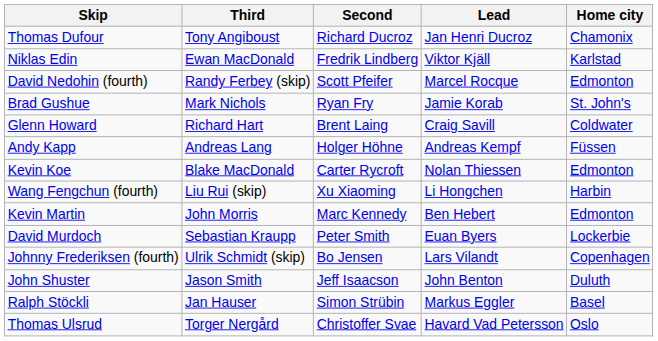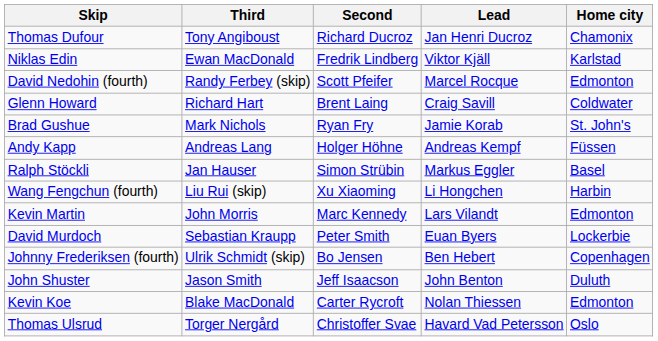rows swapped: (49, 103) <-> (52, 125)
rows swapped: (39, 170) <-> (48, 302)
(460, 214) Ben Hebert -> (461, 214) Lars Vilandt
(461, 258) Lars Vilandt -> (460, 258) Ben Hebert
